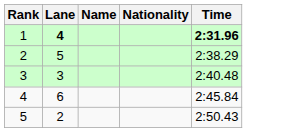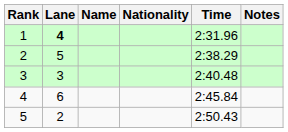+ column: (262, 14)
(217, 35) bold -> (216, 35) normal
